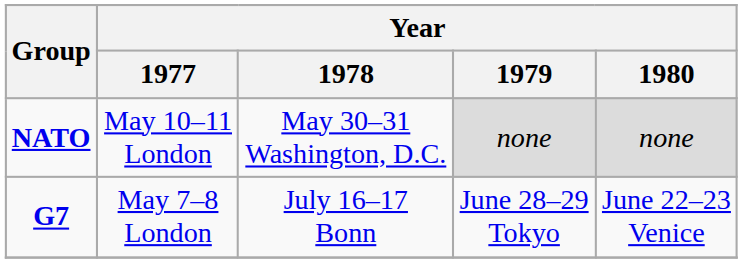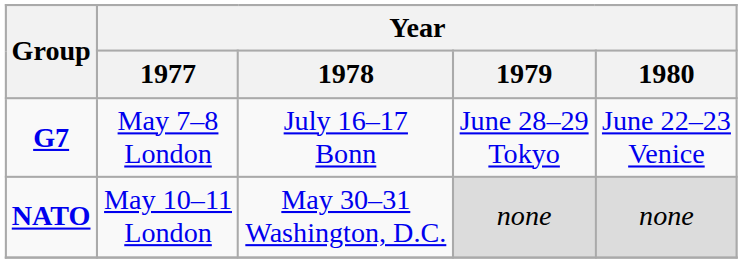rows swapped: (51, 216) <-> (51, 136)
